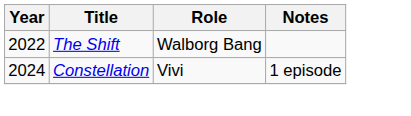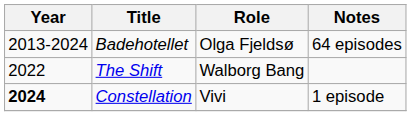+ row: (142, 44)
(27, 70) normal -> (27, 96) bold
